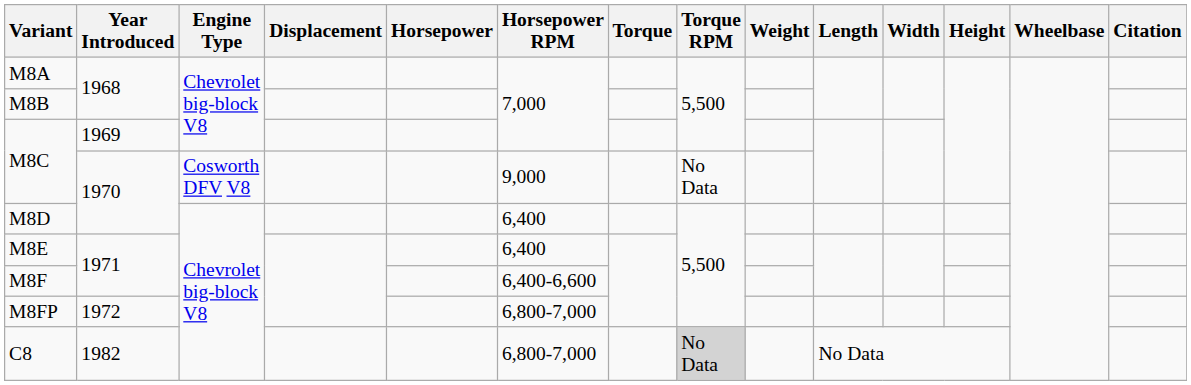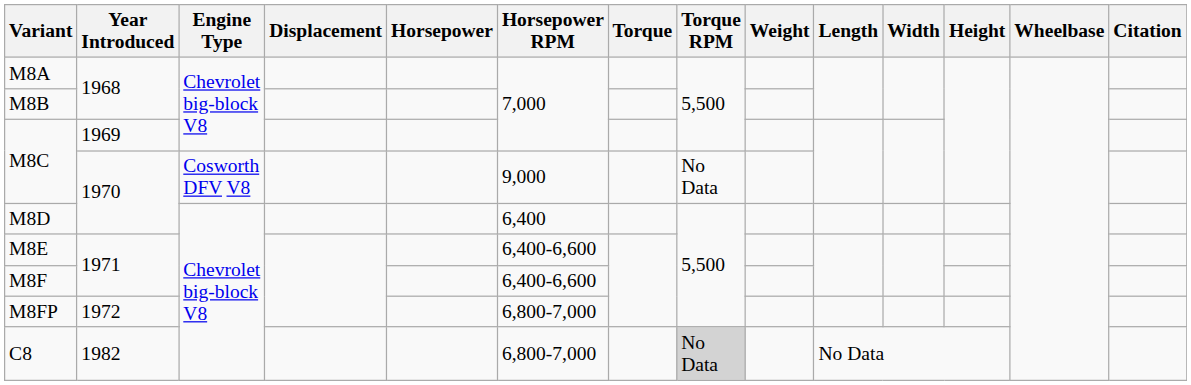(524, 249) 6,400 -> (549, 249) 6,400-6,600
